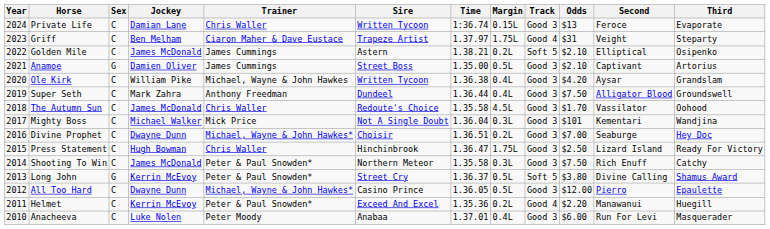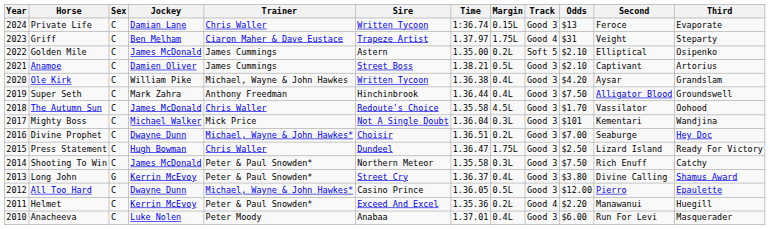(471, 53) 1.38.21 -> (471, 53) 1.35.00
(114, 66) G -> (114, 66) C
(471, 66) 1.35.00 -> (471, 66) 1.38.21
(375, 94) Dundeel -> (388, 94) Hinchinbrook
(388, 149) Hinchinbrook -> (375, 149) Dundeel
(503, 176) 0.5L -> (503, 176) 0.4L
(542, 176) Soft 5 -> (542, 176) Good 3
